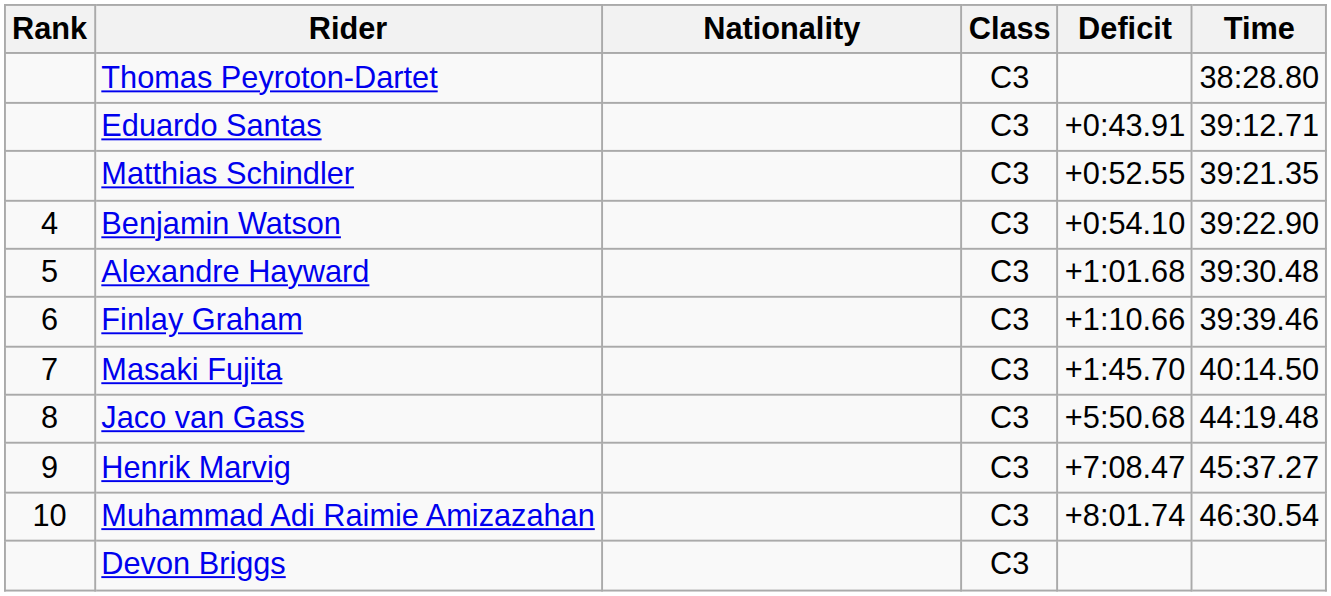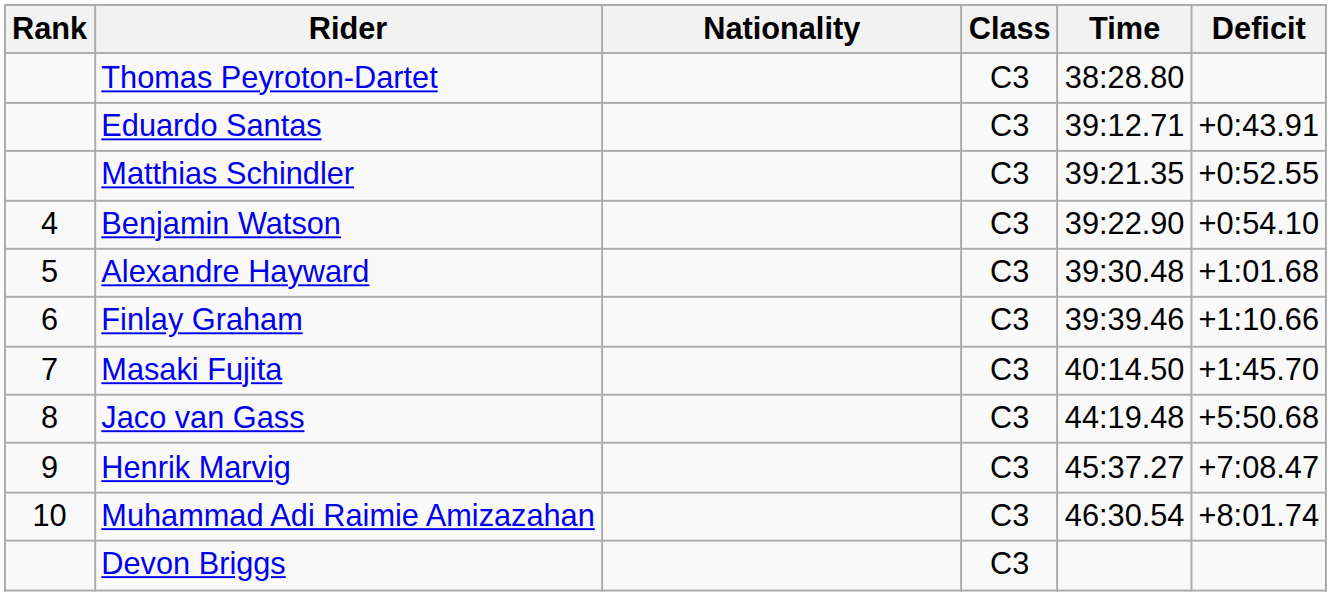columns swapped: (1259, 28) <-> (1125, 28)
